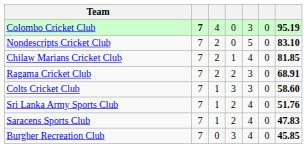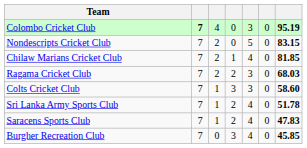(289, 43) 83.10 -> (289, 43) 83.15
(289, 74) 68.91 -> (289, 74) 68.03
(289, 105) 51.76 -> (289, 105) 51.78
